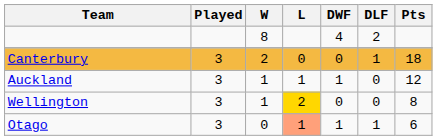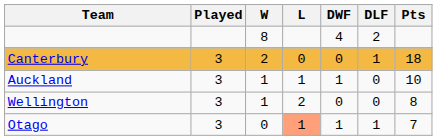(413, 81) 12 -> (413, 81) 10
(302, 103) gold background -> (302, 103) no background
(413, 125) 6 -> (413, 125) 7
